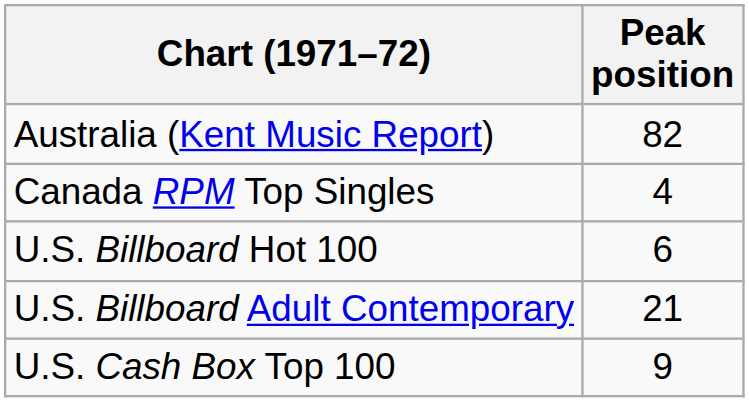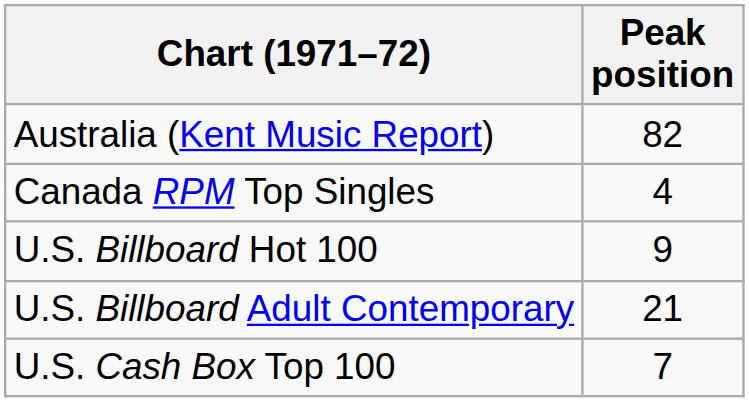(663, 250) 6 -> (663, 250) 9
(663, 366) 9 -> (663, 366) 7
